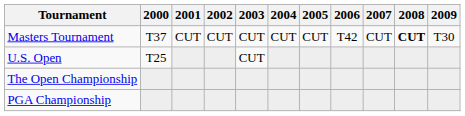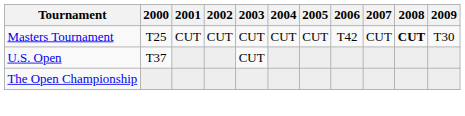(156, 36) T37 -> (156, 36) T25
(156, 57) T25 -> (156, 57) T37
- row: (59, 100)
